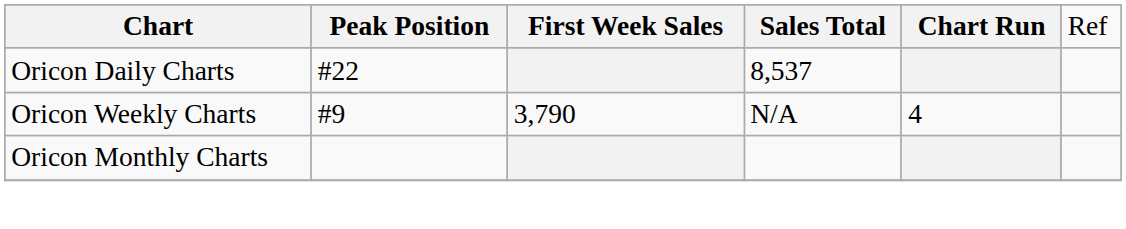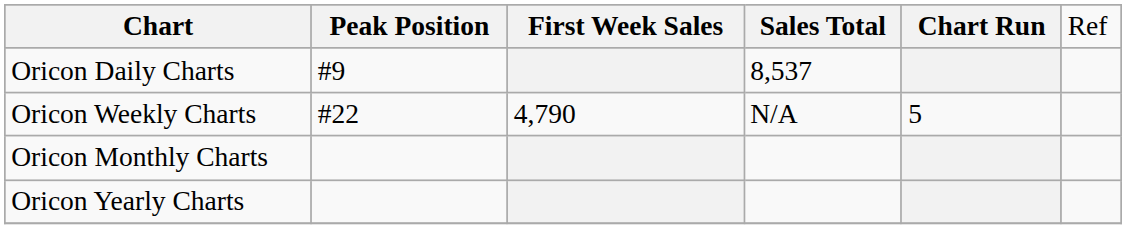(338, 69) #22 -> (331, 69) #9
(331, 113) #9 -> (338, 113) #22
(545, 113) 3,790 -> (545, 113) 4,790
(915, 113) 4 -> (915, 113) 5
+ row: (128, 200)
